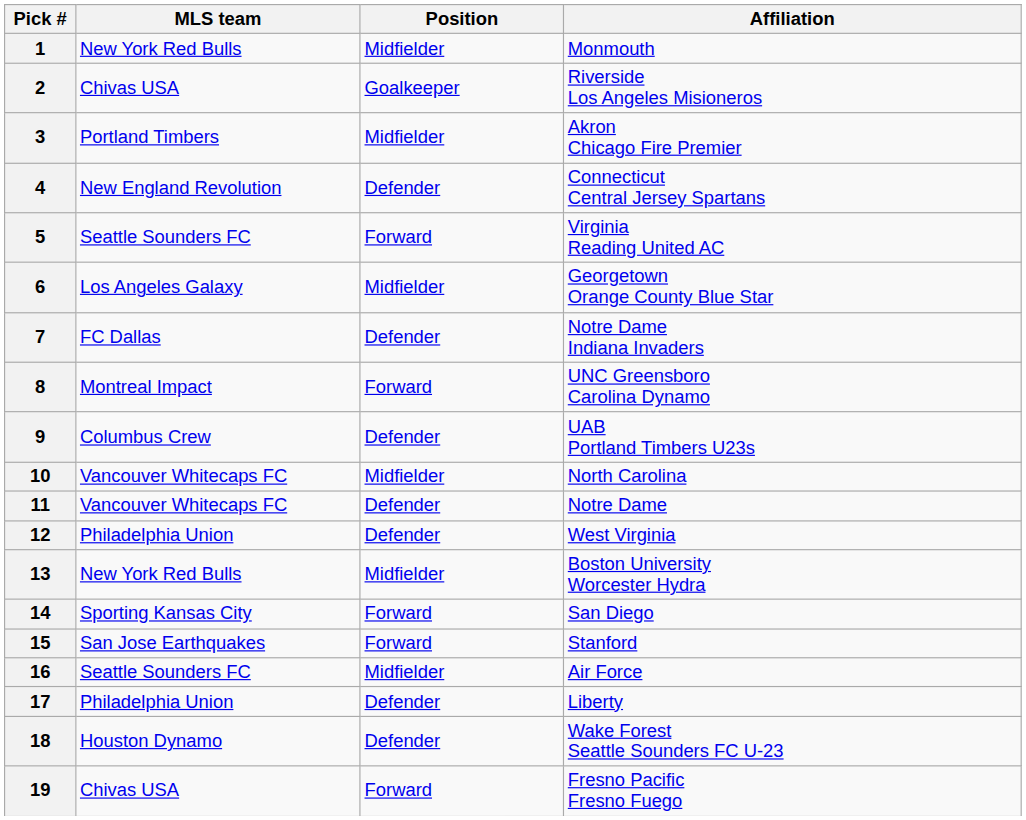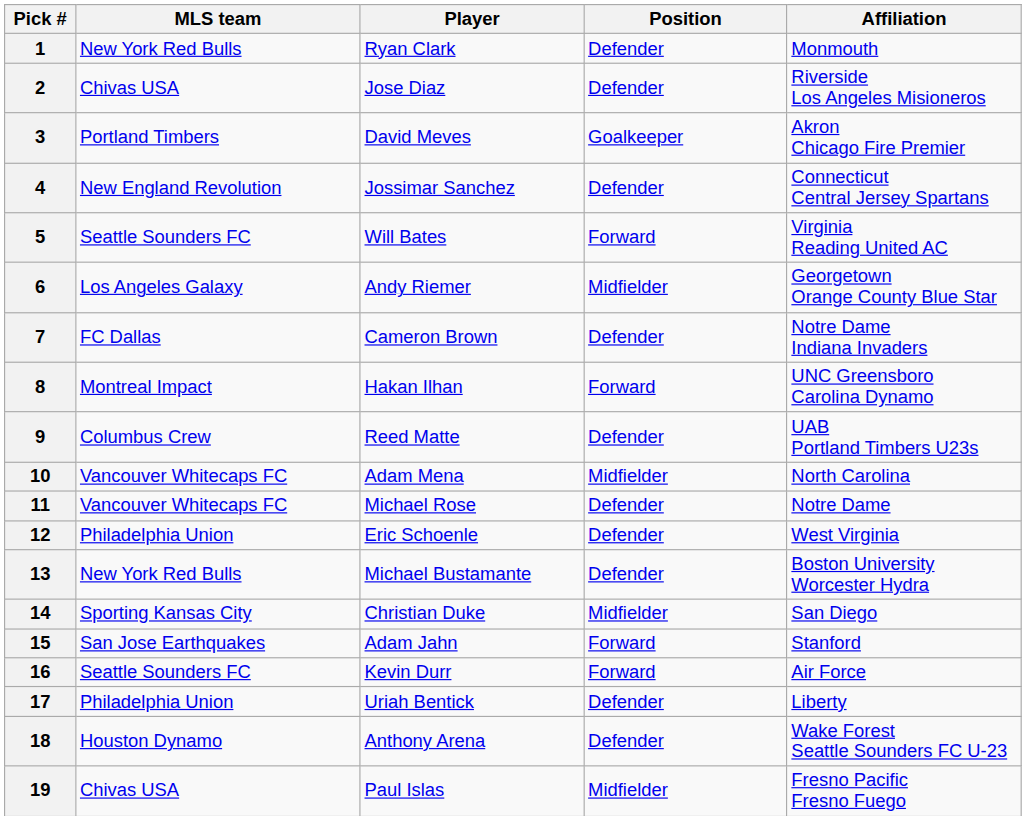+ column: (472, 19)
(404, 48) Midfielder -> (626, 48) Defender
(412, 87) Goalkeeper -> (626, 87) Defender
(404, 137) Midfielder -> (636, 137) Goalkeeper
(404, 574) Midfielder -> (626, 574) Defender
(398, 613) Forward -> (628, 613) Midfielder
(404, 672) Midfielder -> (622, 672) Forward
(398, 790) Forward -> (628, 790) Midfielder
